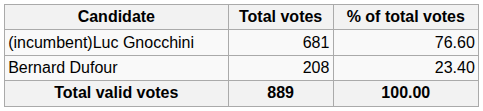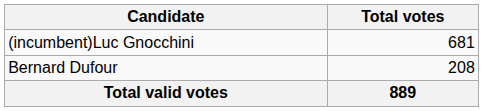- column: (406, 17)
